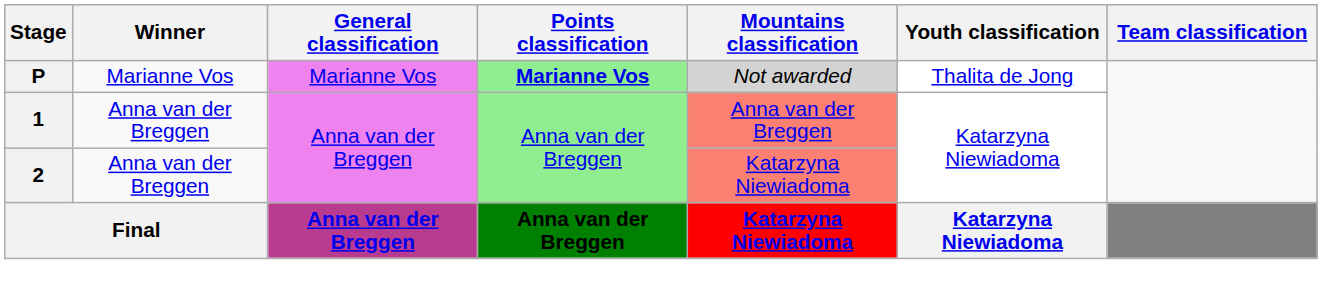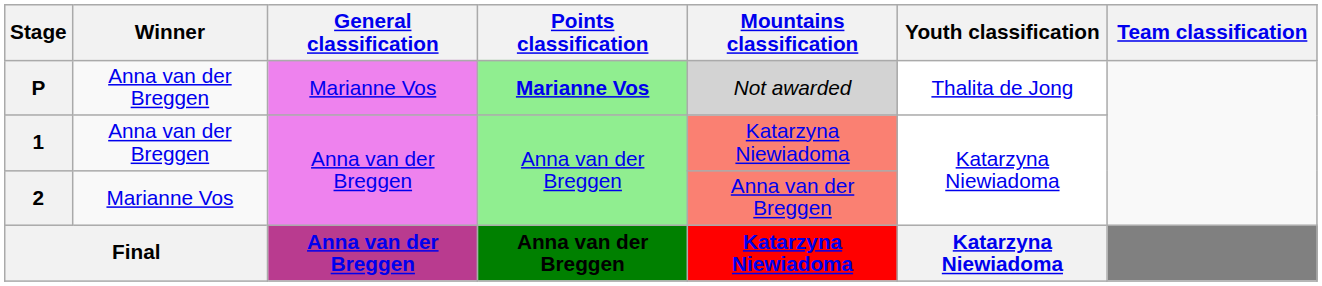(170, 76) Marianne Vos -> (170, 87) Anna van der Breggen
(793, 120) Anna van der Breggen -> (793, 142) Katarzyna Niewiadoma
(170, 175) Anna van der Breggen -> (170, 197) Marianne Vos
(793, 175) Katarzyna Niewiadoma -> (793, 197) Anna van der Breggen
